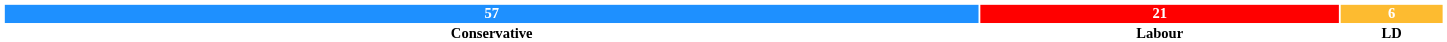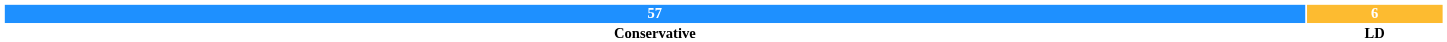- column: (1160, 13)
